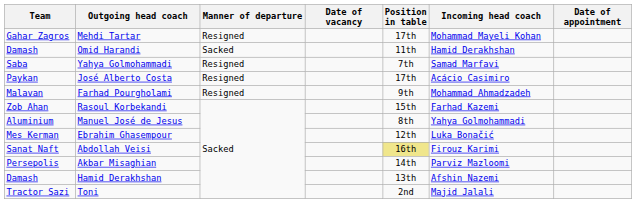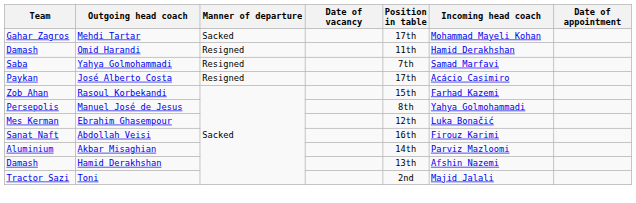(223, 36) Resigned -> (218, 36) Sacked
(218, 50) Sacked -> (223, 50) Resigned
- row: (125, 92)
(30, 121) Aluminium -> (33, 107) Persepolis
(406, 149) khaki background -> (406, 135) no background
(33, 163) Persepolis -> (30, 149) Aluminium
